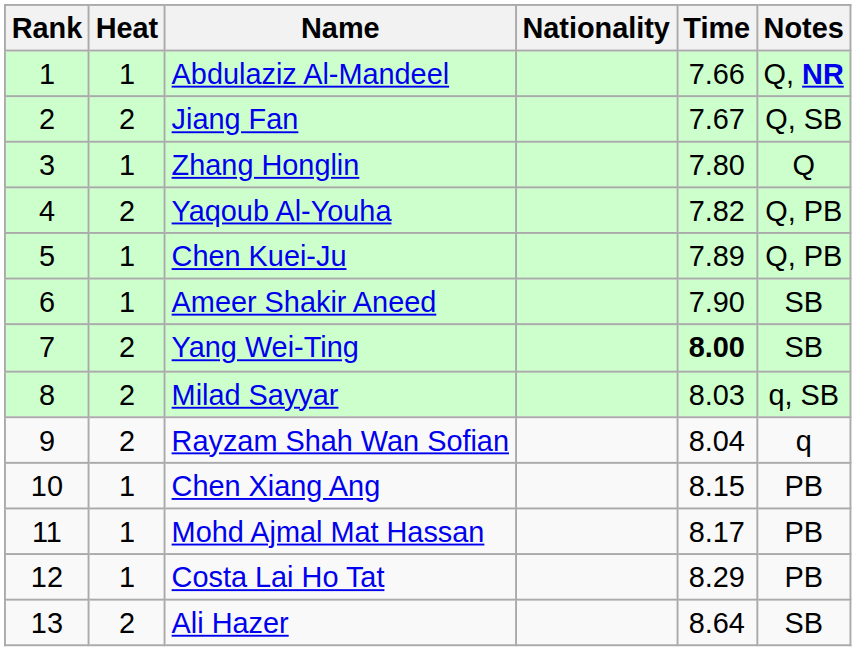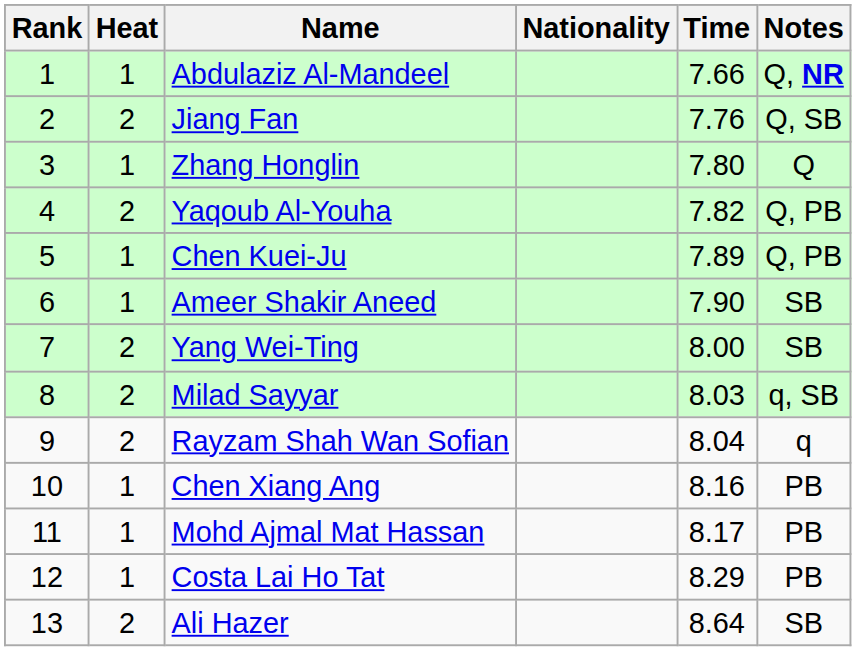(717, 119) 7.67 -> (717, 119) 7.76
(717, 348) bold -> (717, 348) normal
(717, 485) 8.15 -> (717, 485) 8.16
